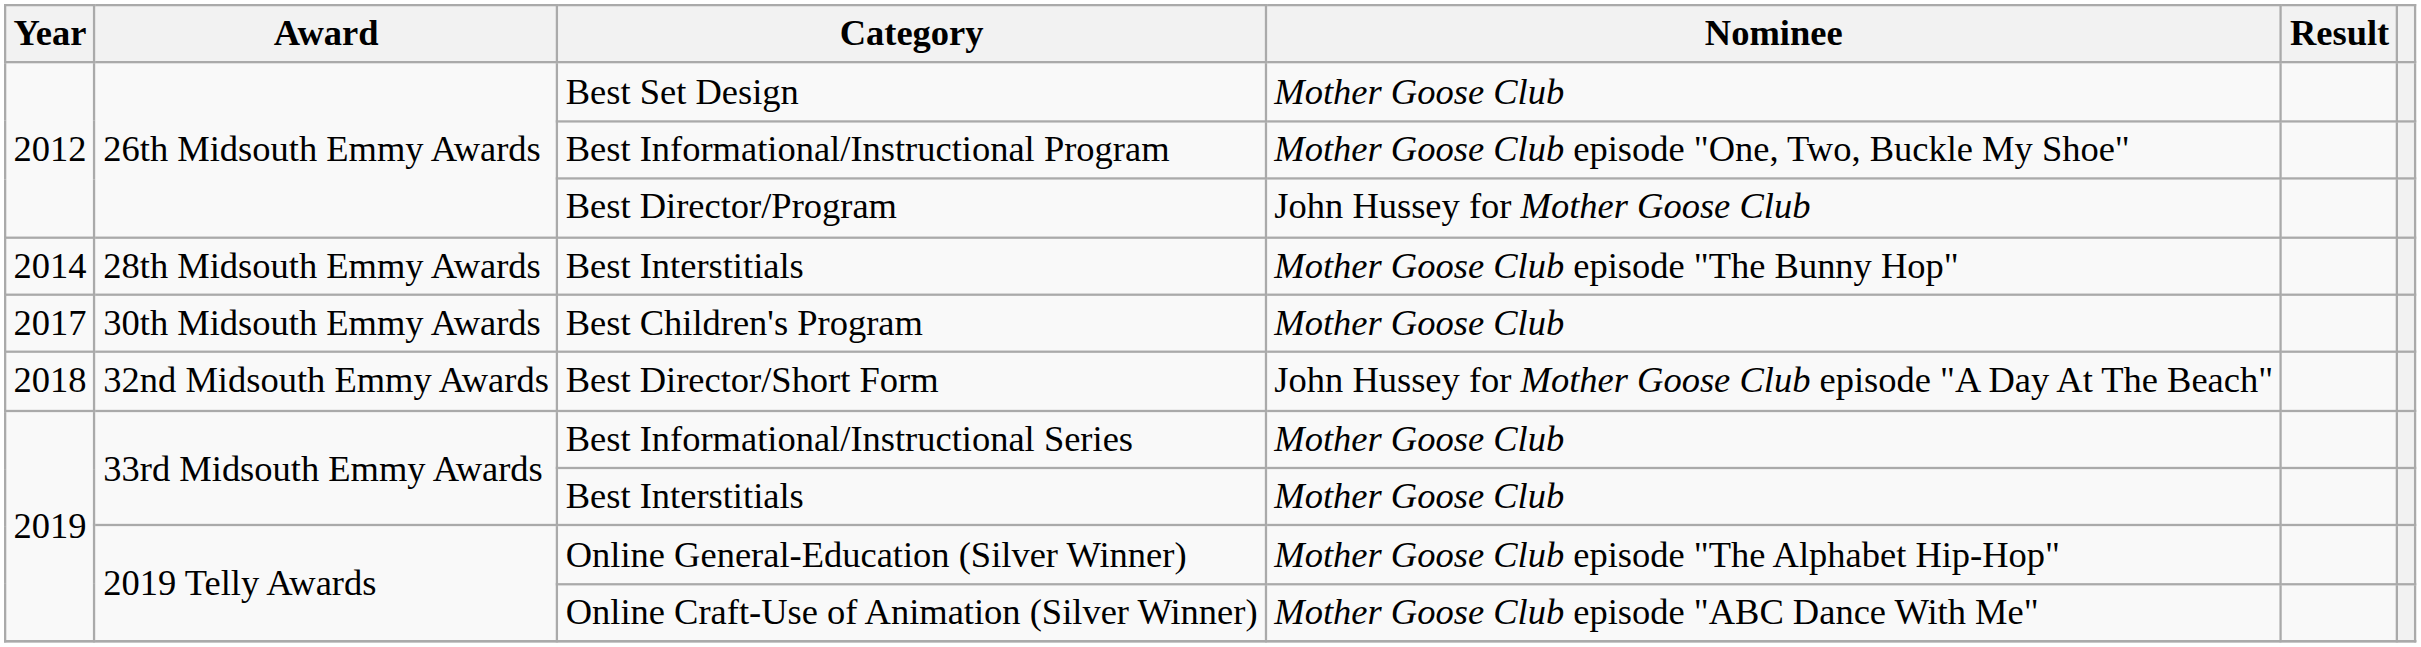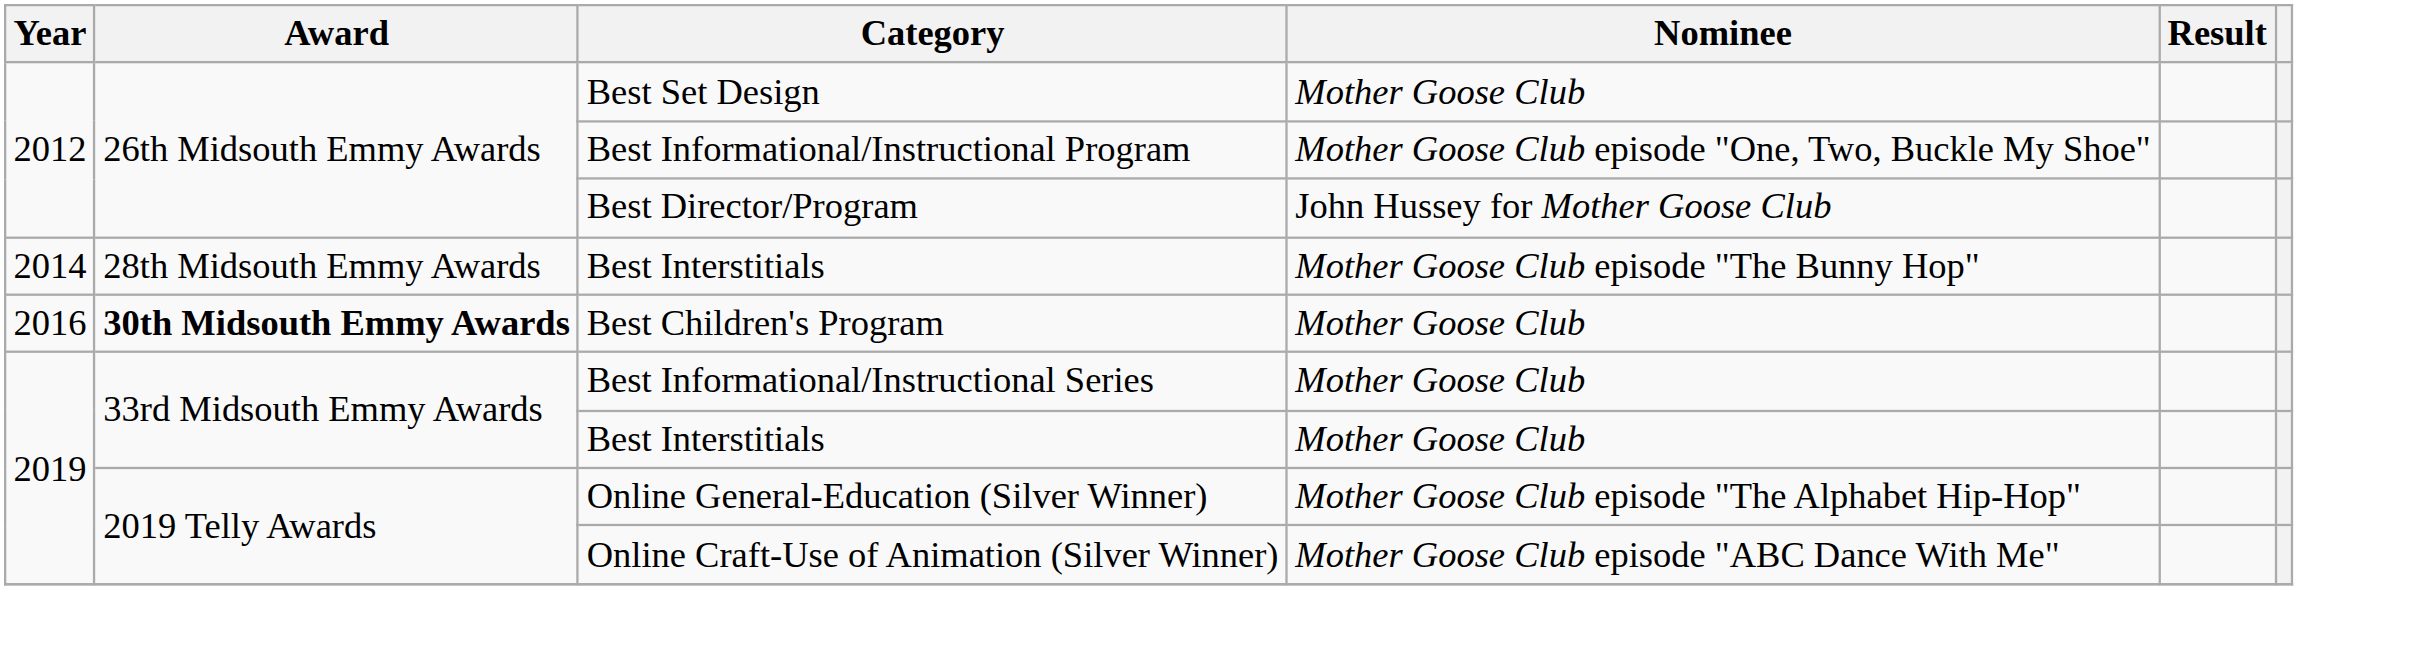(50, 322) 2017 -> (50, 322) 2016
(322, 322) normal -> (337, 322) bold
- row: (752, 380)
